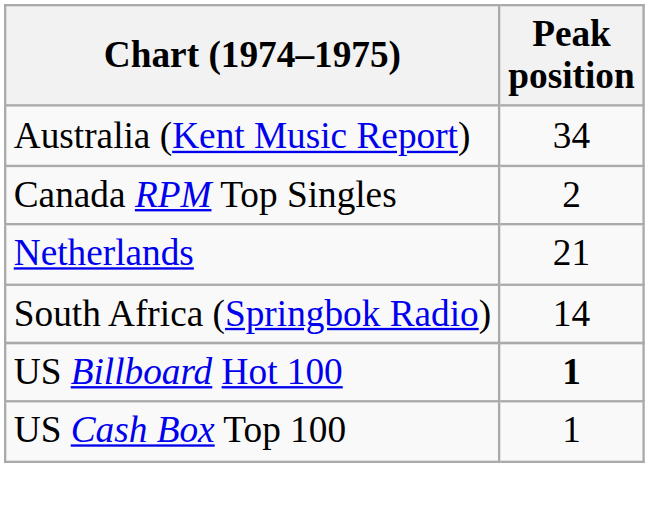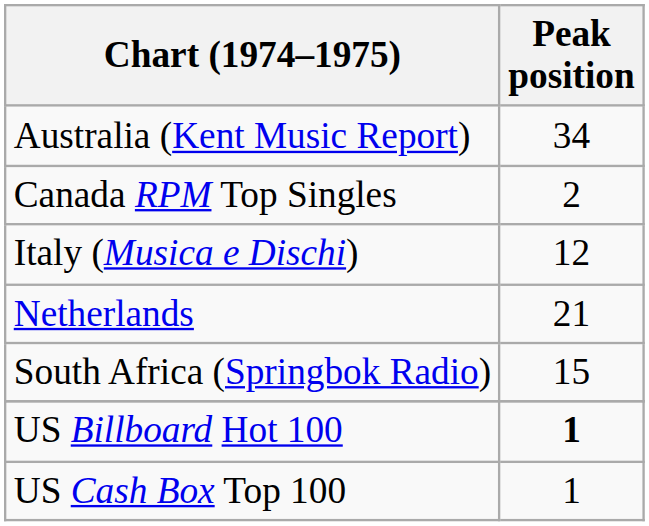+ row: (186, 253)
(572, 312) 14 -> (572, 371) 15
